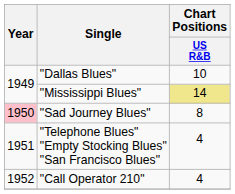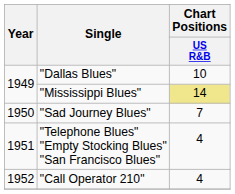(21, 113) pink background -> (21, 113) no background
(200, 113) 8 -> (200, 113) 7
